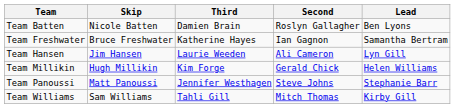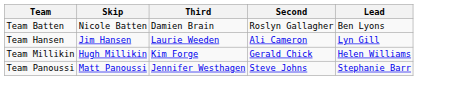- row: (46, 40)
- row: (40, 97)
